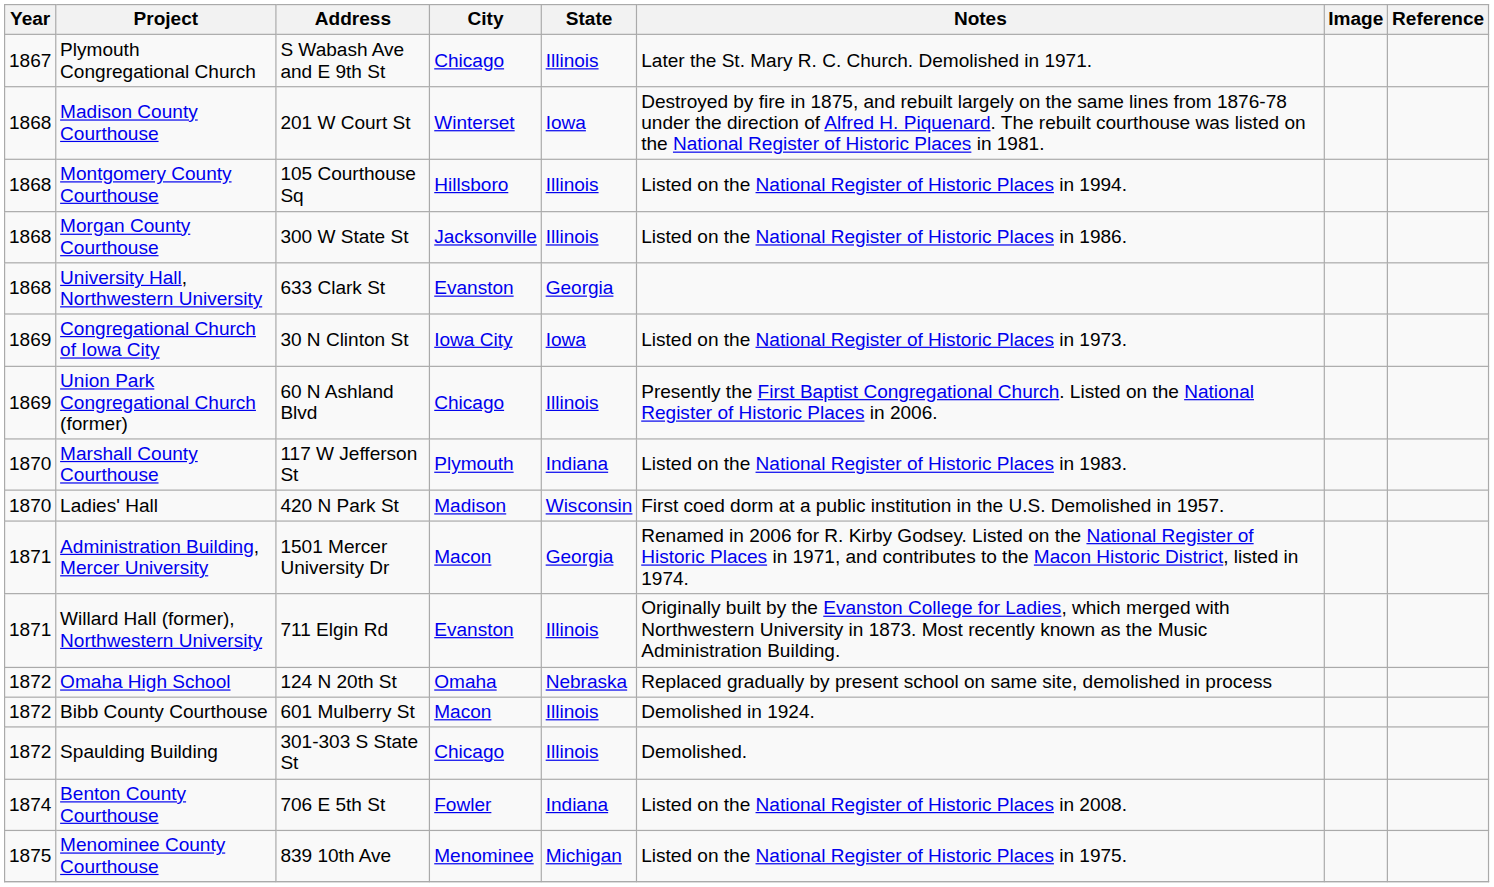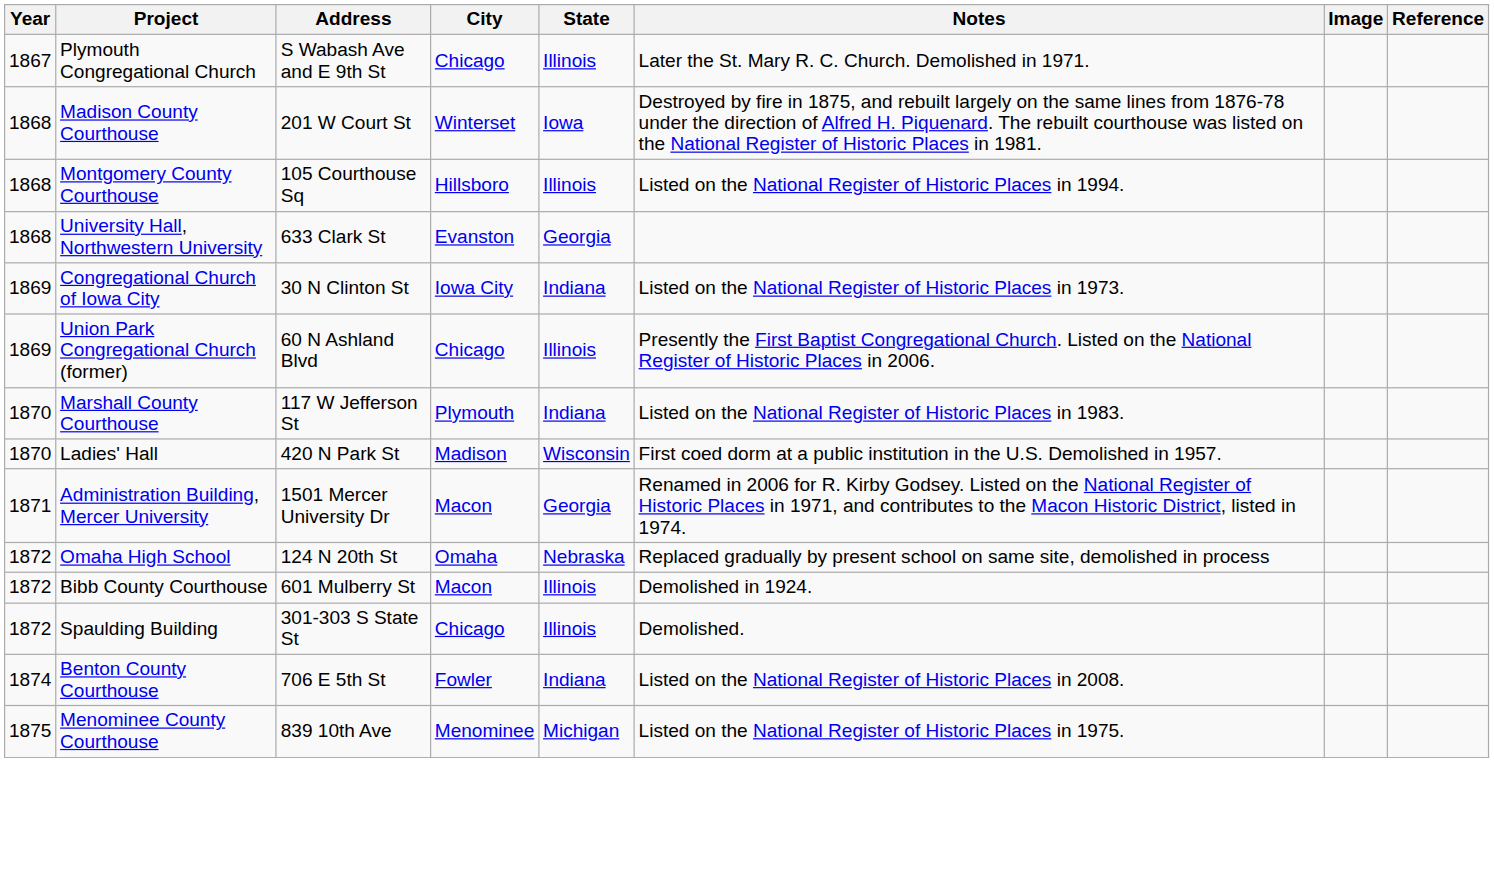- row: (125, 236)
(566, 340) Iowa -> (574, 288) Indiana
- row: (161, 630)
